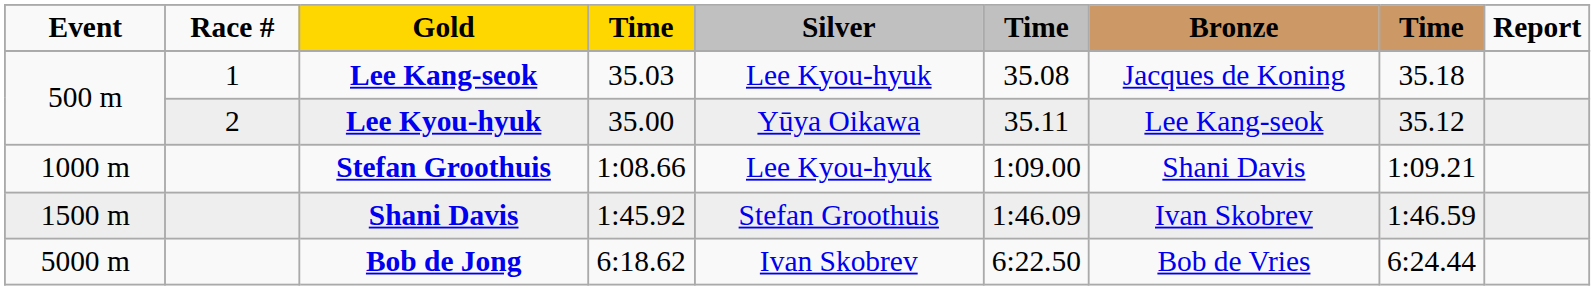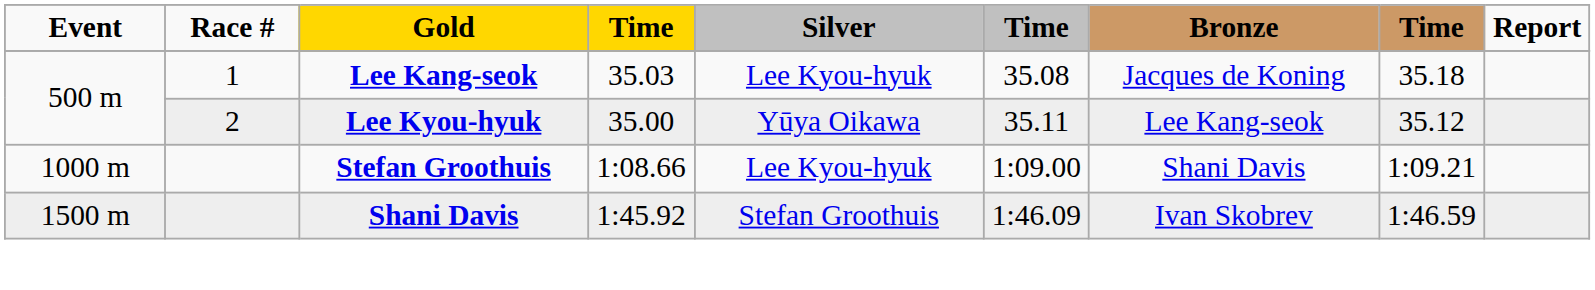- row: (444, 261)
